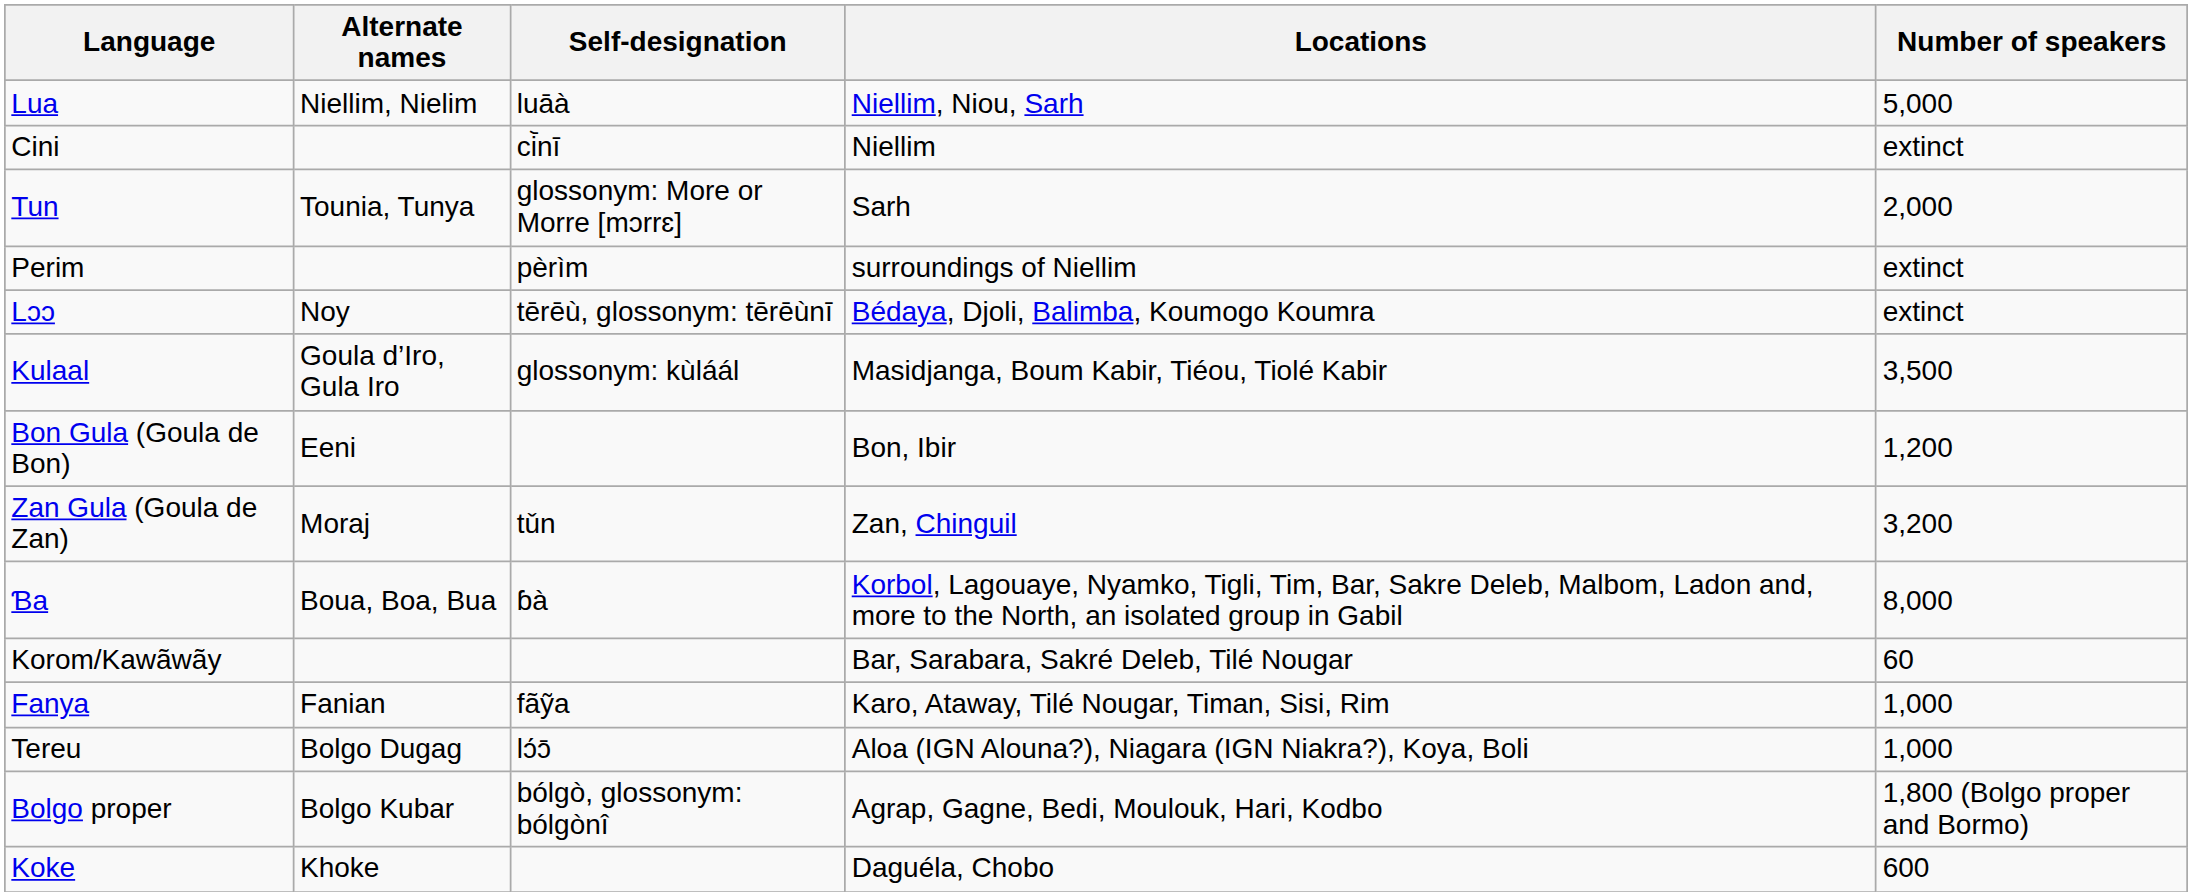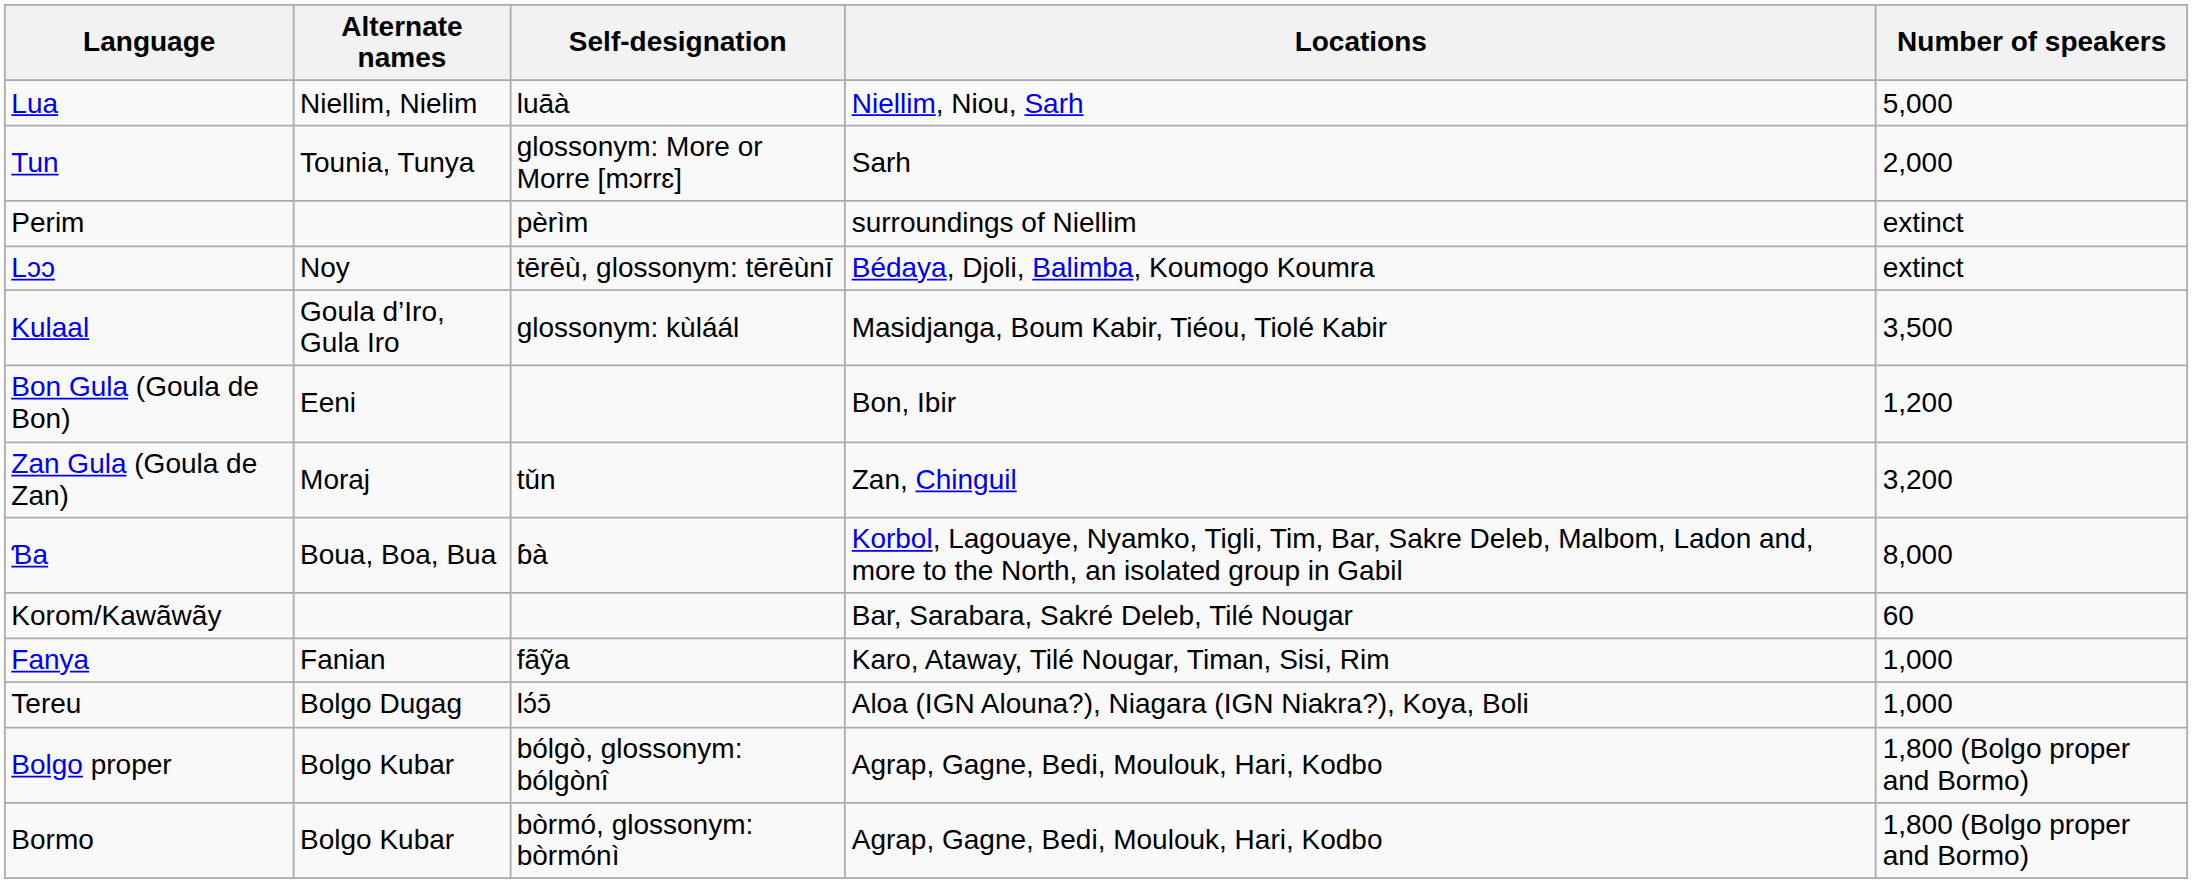- row: (35, 147)
+ row: (53, 840)
- row: (43, 868)
